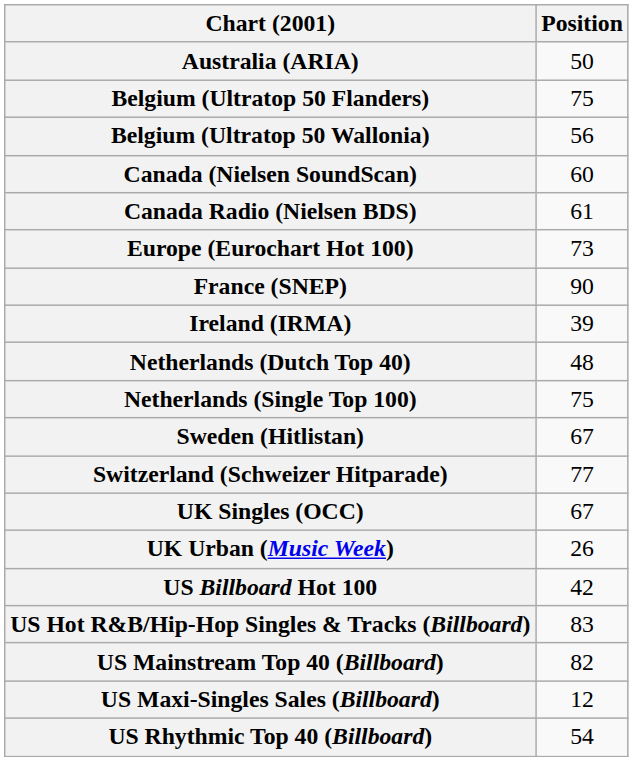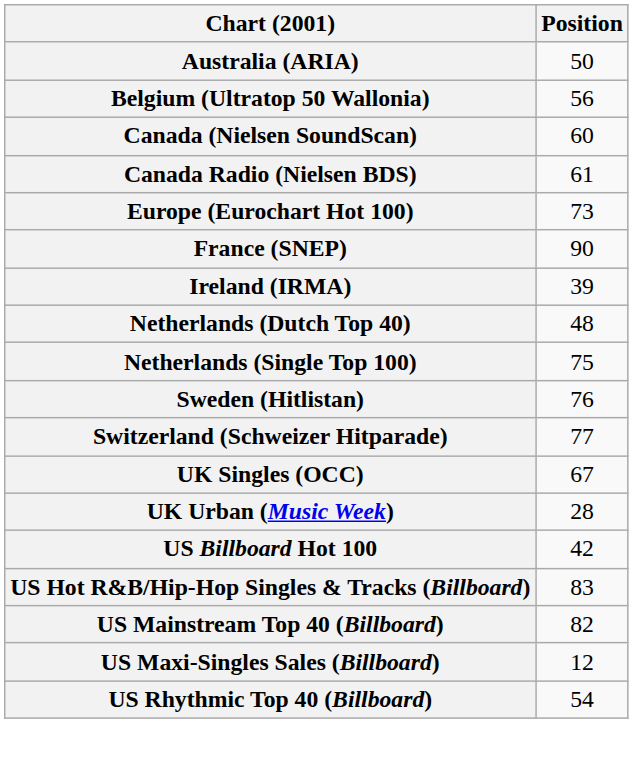- row: (270, 98)
(582, 436) 67 -> (582, 398) 76
(582, 549) 26 -> (582, 511) 28
